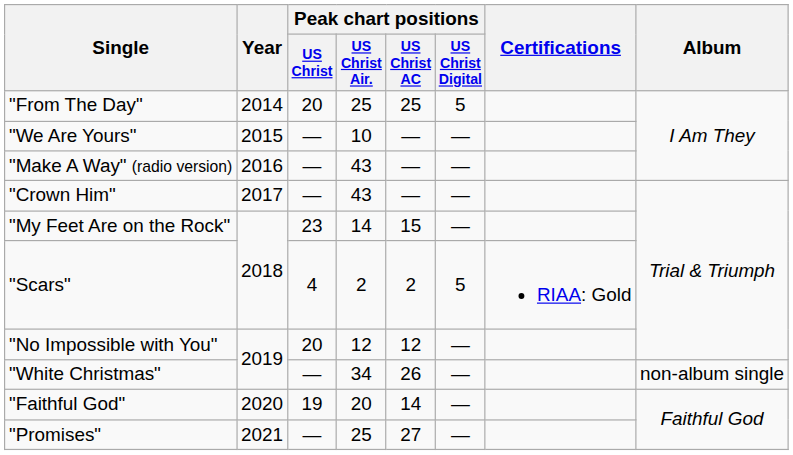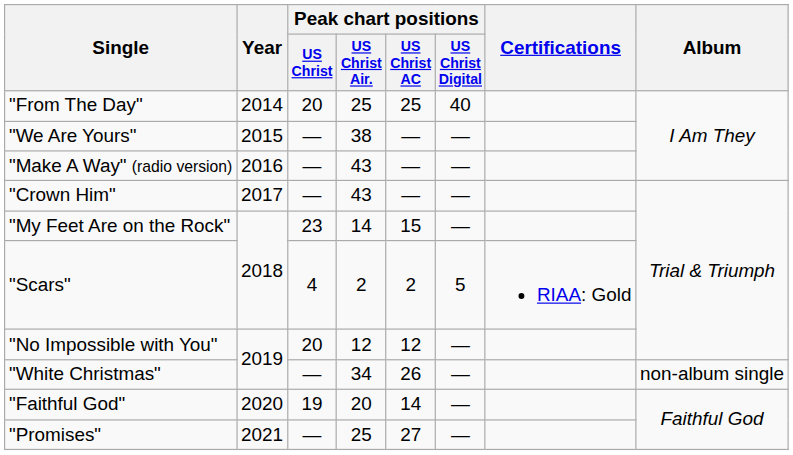(460, 105) 5 -> (460, 105) 40
(361, 135) 10 -> (361, 135) 38
